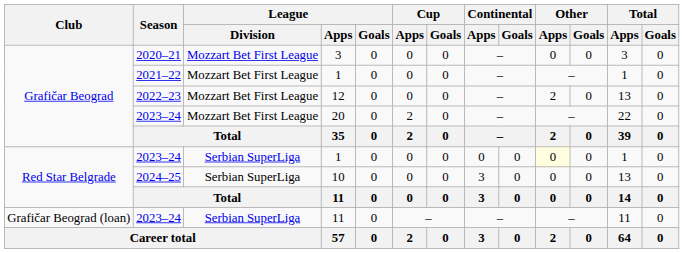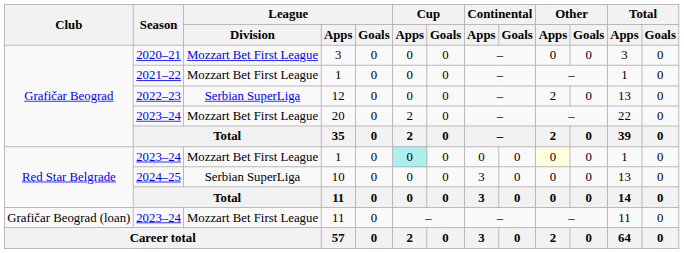(252, 95) Mozzart Bet First League -> (252, 95) Serbian SuperLiga
(252, 156) Serbian SuperLiga -> (252, 156) Mozzart Bet First League
(410, 156) no background -> (410, 156) paleturquoise background
(252, 217) Serbian SuperLiga -> (252, 217) Mozzart Bet First League
